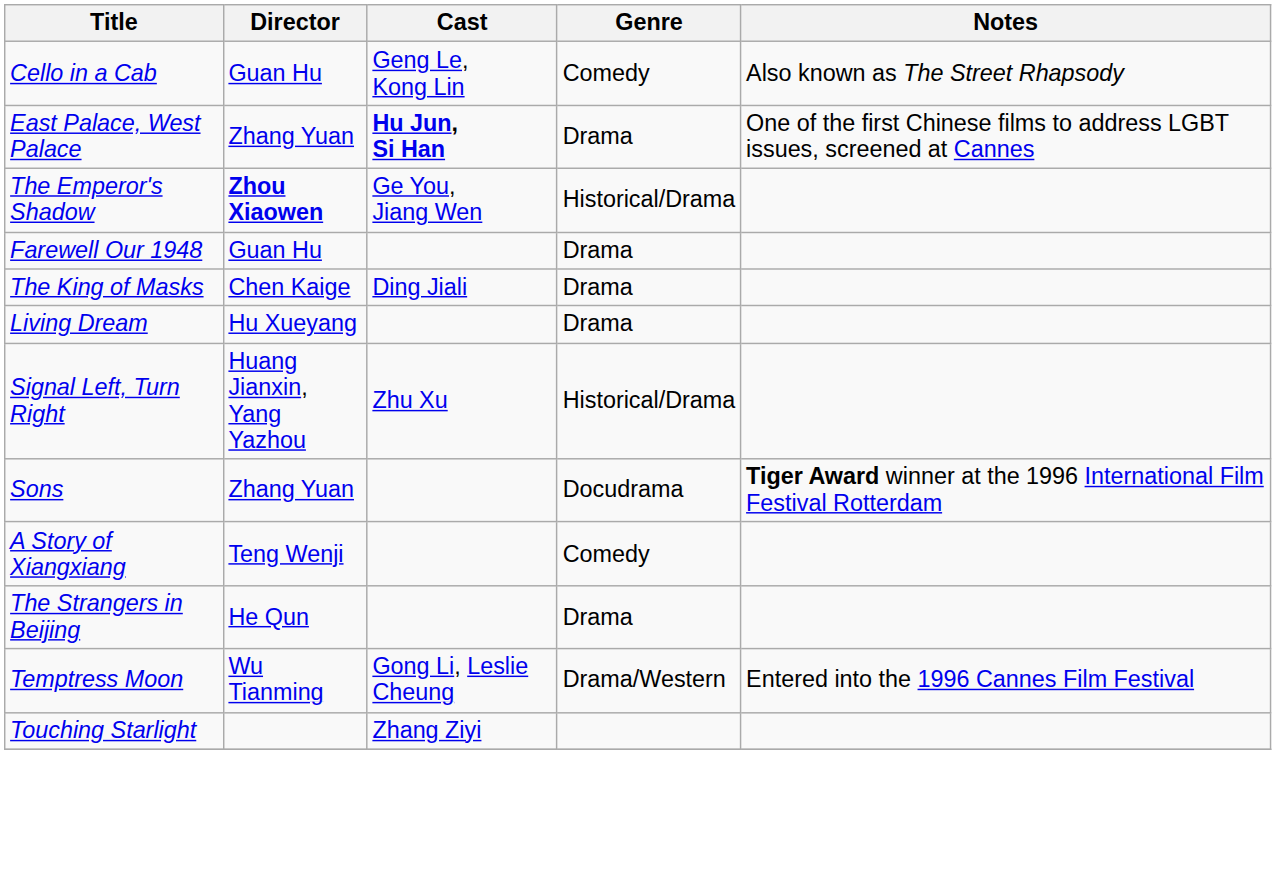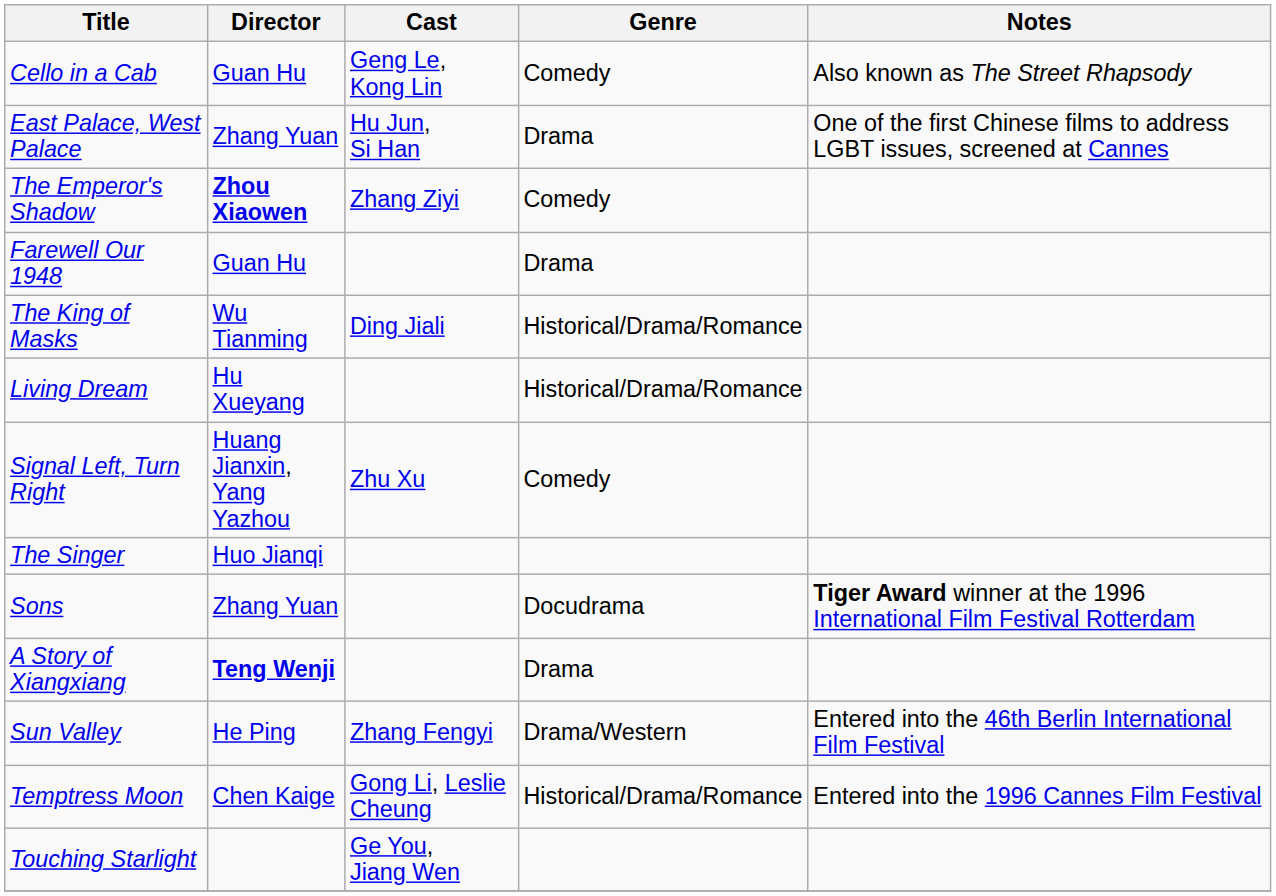(415, 136) bold -> (390, 136) normal
(427, 199) Ge You, Jiang Wen -> (405, 199) Zhang Ziyi
(649, 199) Historical/Drama -> (567, 199) Comedy
(289, 287) Chen Kaige -> (260, 326) Wu Tianming
(598, 287) Drama -> (663, 326) Historical/Drama/Romance
(598, 324) Drama -> (663, 389) Historical/Drama/Romance
(649, 400) Historical/Drama -> (567, 479) Comedy
+ row: (67, 555)
(286, 553) normal -> (274, 669) bold
(606, 553) Comedy -> (559, 669) Drama
- row: (96, 616)
+ row: (66, 732)
(276, 680) Wu Tianming -> (274, 796) Chen Kaige
(644, 680) Drama/Western -> (663, 796) Historical/Drama/Romance
(427, 730) Zhang Ziyi -> (405, 859) Ge You, Jiang Wen
